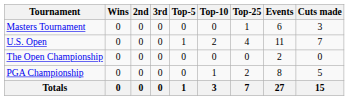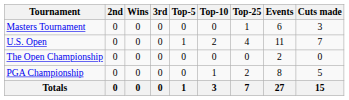columns swapped: (118, 12) <-> (141, 12)
